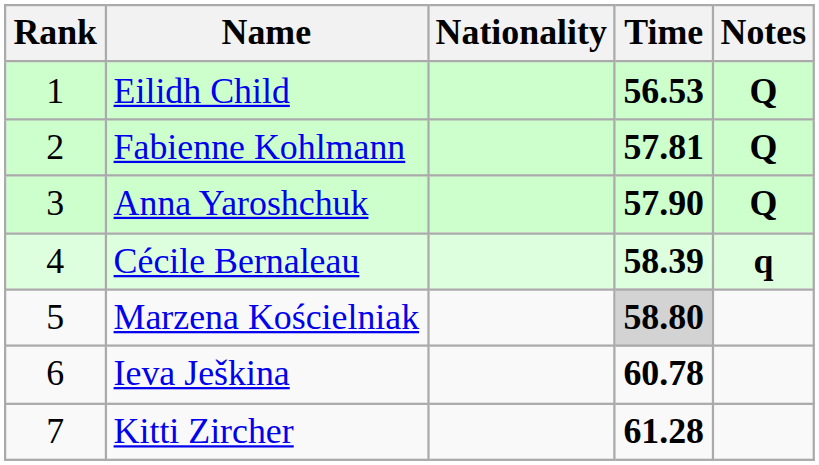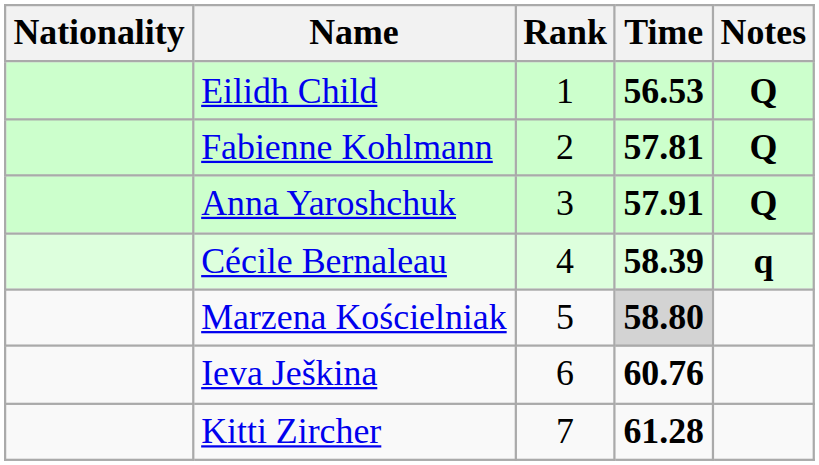columns swapped: (55, 32) <-> (521, 32)
(664, 203) 57.90 -> (664, 203) 57.91
(664, 373) 60.78 -> (664, 373) 60.76
